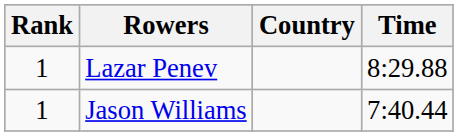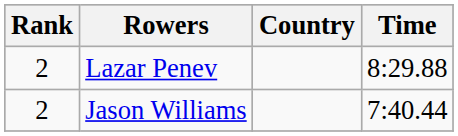(42, 67) 1 -> (42, 67) 2
(42, 109) 1 -> (42, 109) 2
